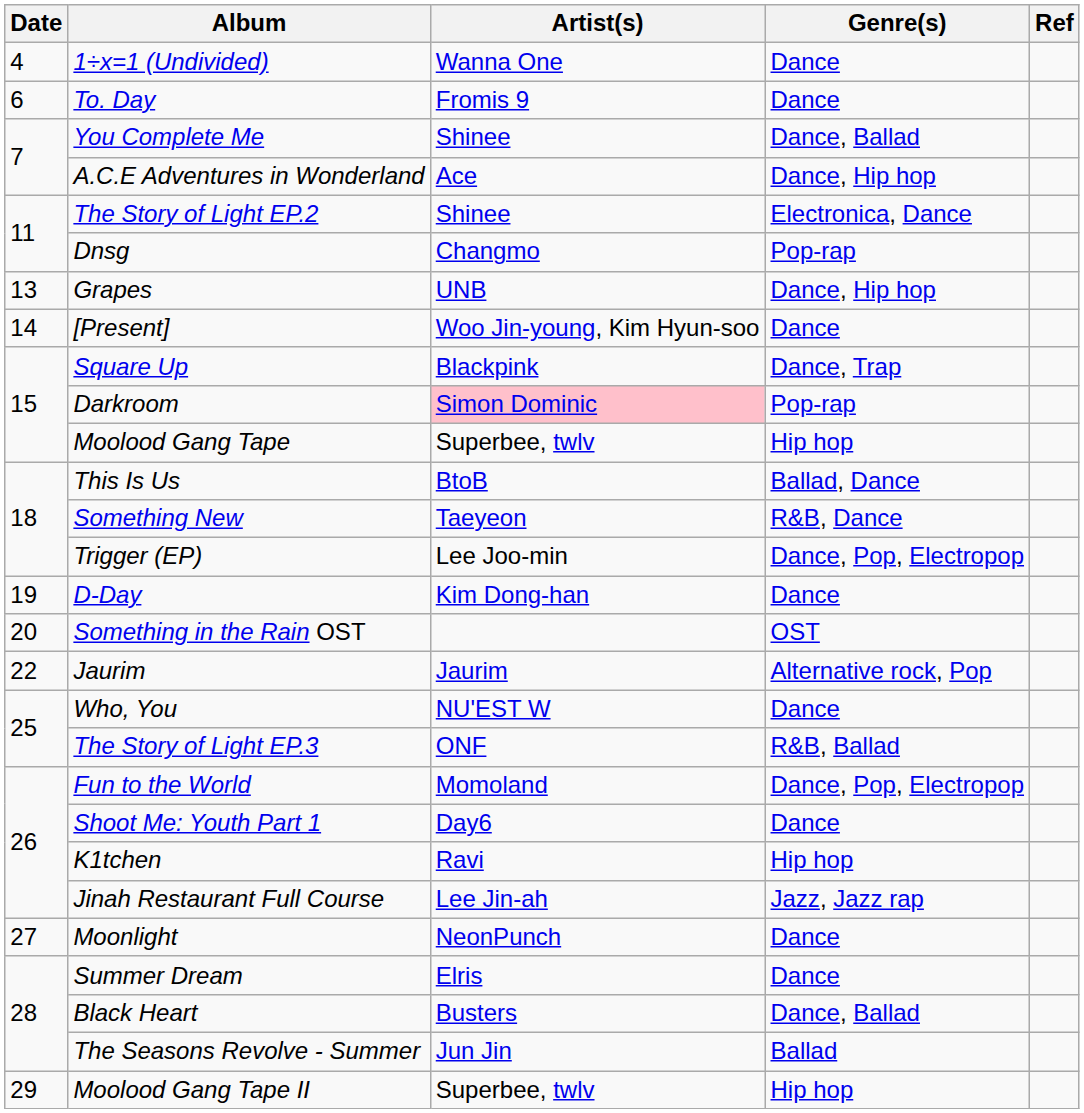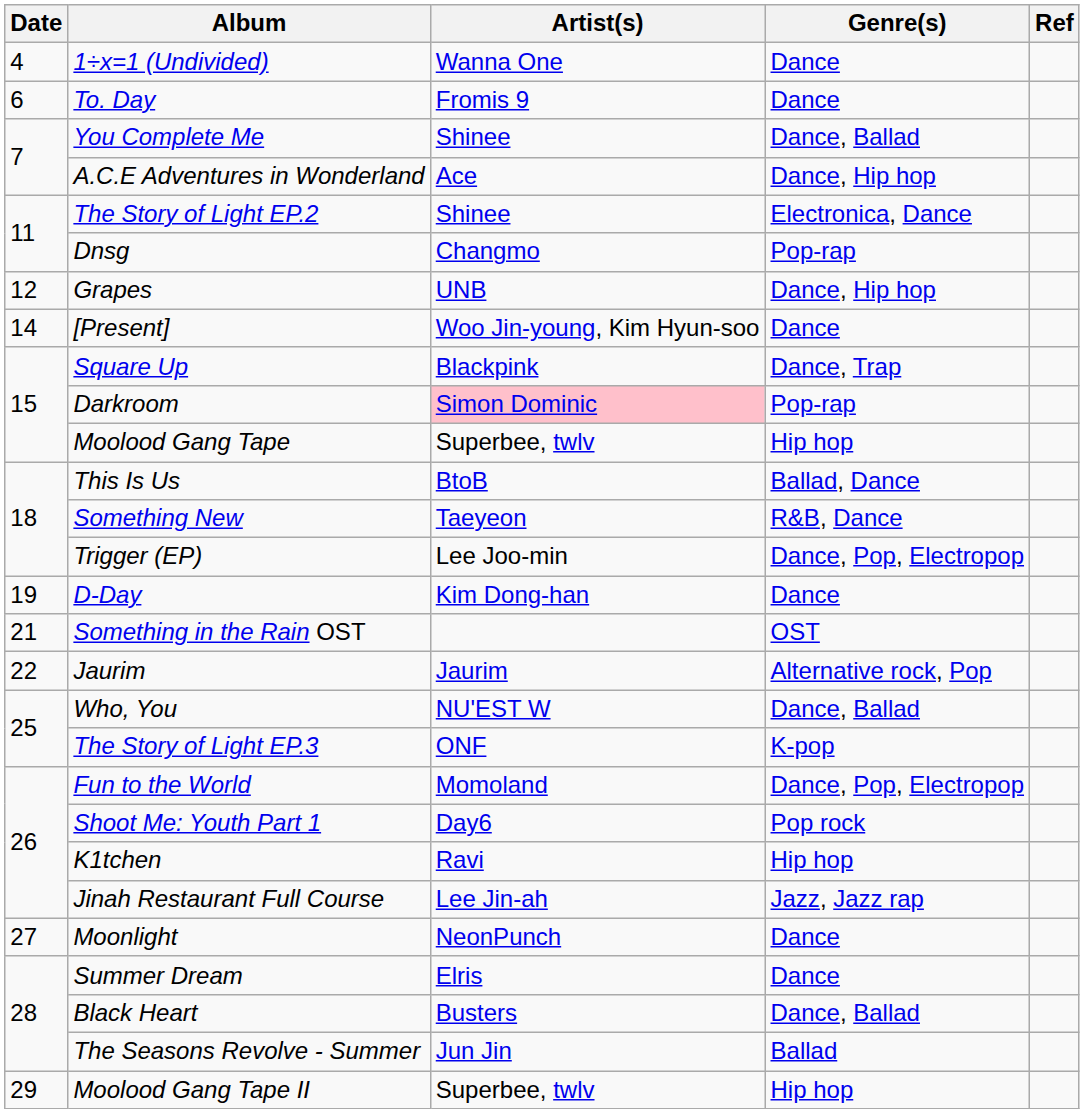(24, 289) 13 -> (24, 289) 12
(24, 632) 20 -> (24, 632) 21
(805, 708) Dance -> (845, 708) Dance, Ballad
(835, 746) R&B, Ballad -> (803, 746) K-pop
(805, 822) Dance -> (818, 822) Pop rock
